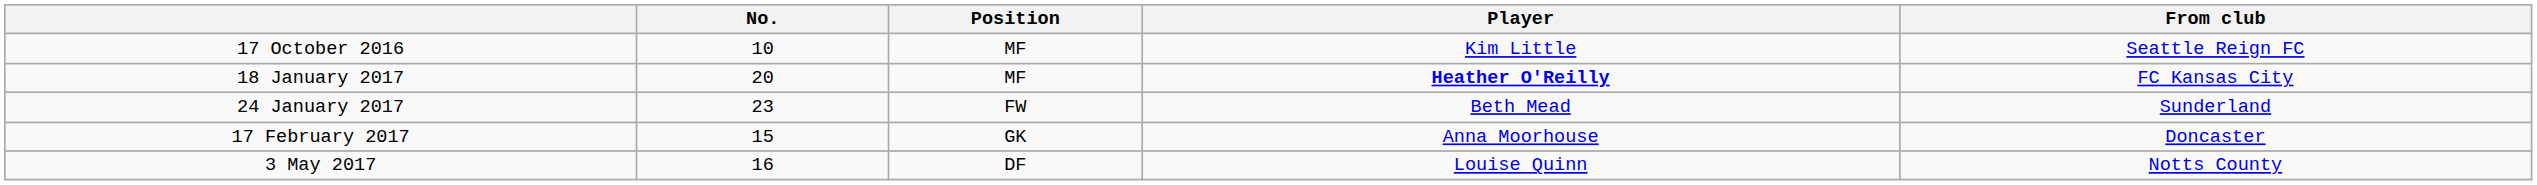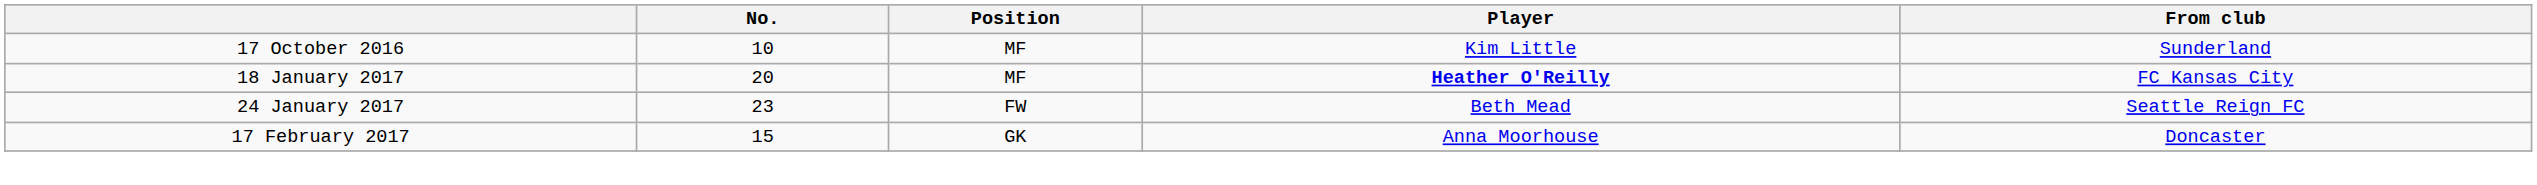(2215, 49) Seattle Reign FC -> (2215, 49) Sunderland
(2215, 107) Sunderland -> (2215, 107) Seattle Reign FC
- row: (321, 166)
